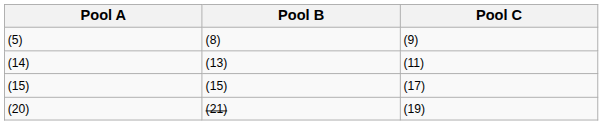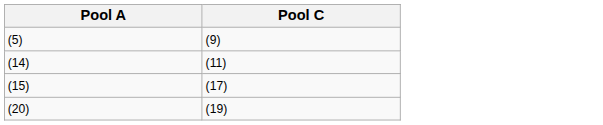- column: (301, 16)
